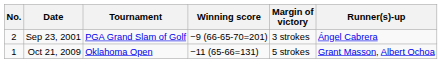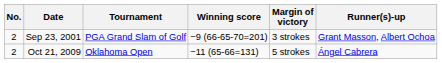(348, 37) Ángel Cabrera -> (376, 37) Grant Masson, Albert Ochoa
(14, 52) 1 -> (14, 52) 2
(376, 52) Grant Masson, Albert Ochoa -> (348, 52) Ángel Cabrera
